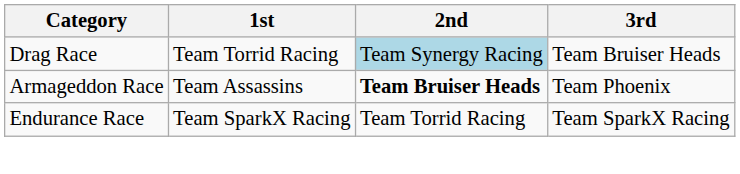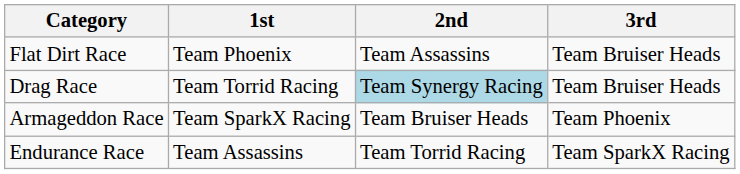+ row: (68, 53)
(238, 86) Team Assassins -> (262, 119) Team SparkX Racing
(450, 86) bold -> (444, 119) normal
(262, 119) Team SparkX Racing -> (238, 151) Team Assassins
